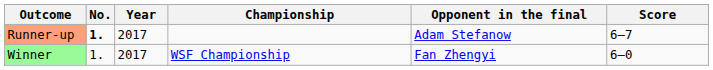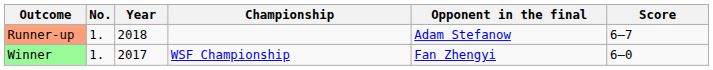(97, 35) bold -> (97, 35) normal
(132, 35) 2017 -> (132, 35) 2018
